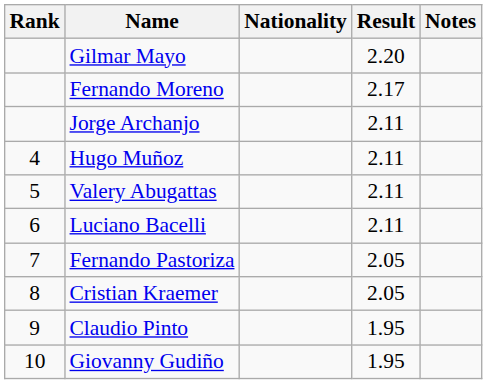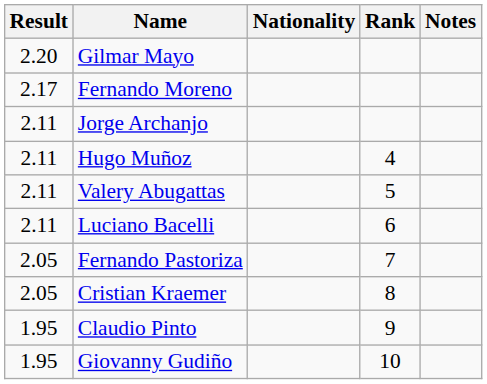columns swapped: (35, 21) <-> (386, 21)
